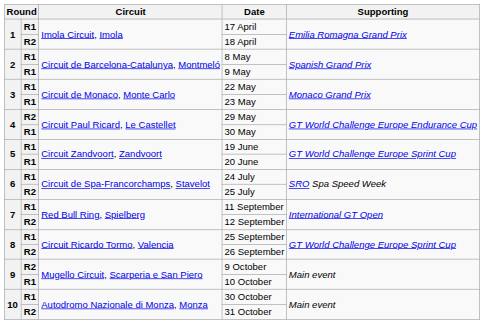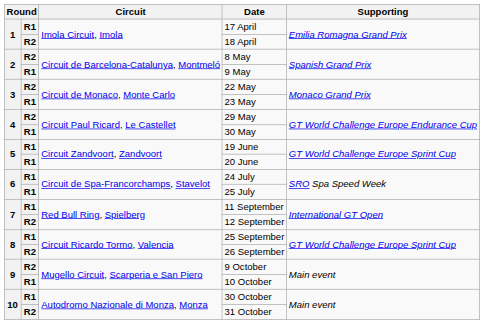(30, 56) R1 -> (30, 56) R2
(30, 86) R1 -> (30, 86) R2
(30, 192) R2 -> (30, 192) R1
